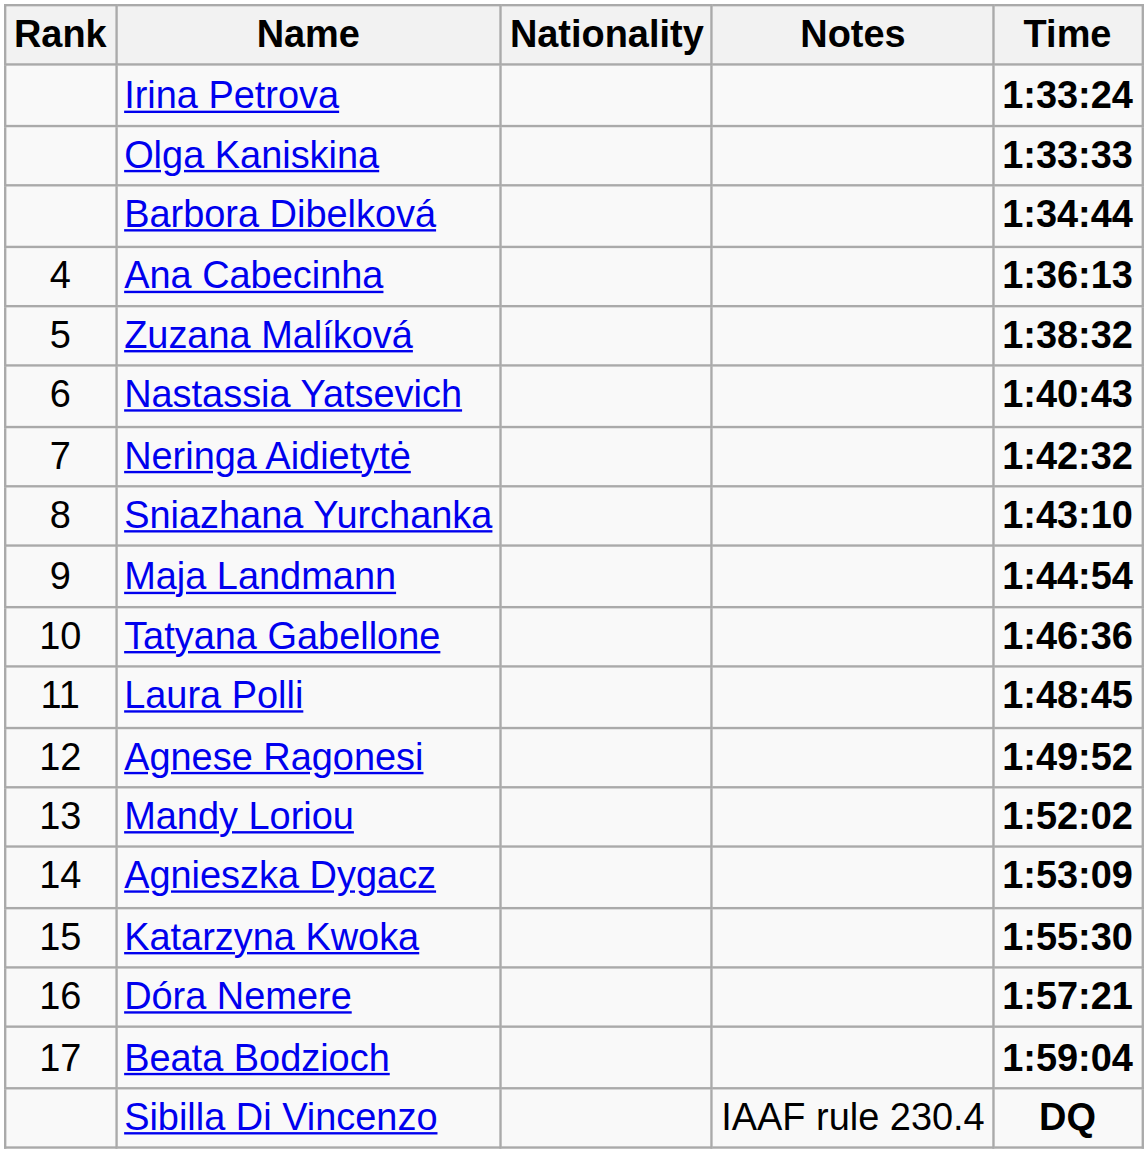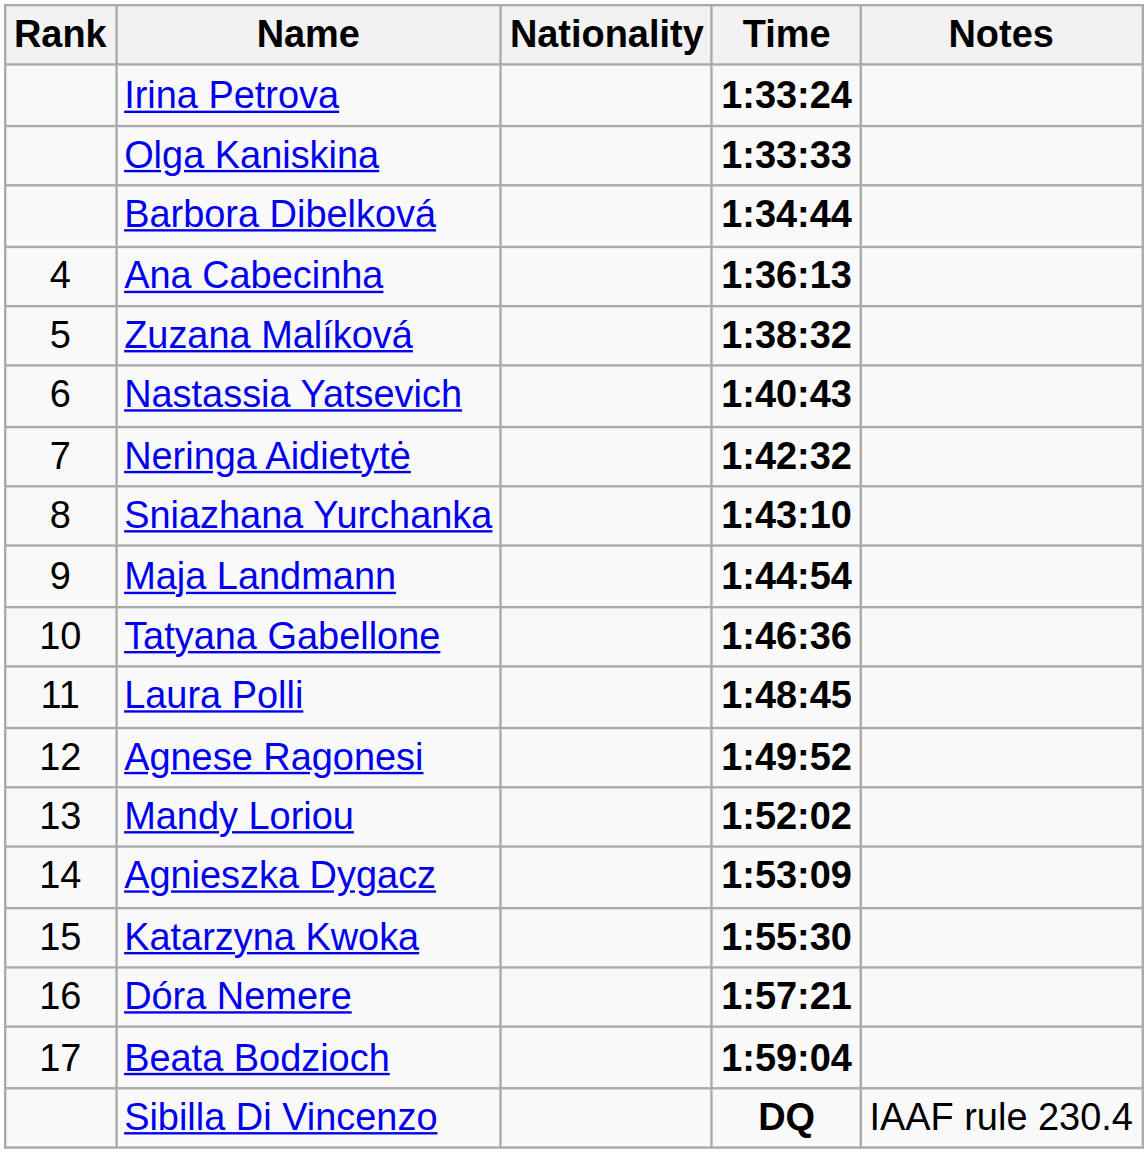columns swapped: (1068, 34) <-> (853, 34)
